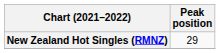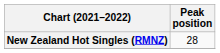(192, 40) 29 -> (192, 40) 28
